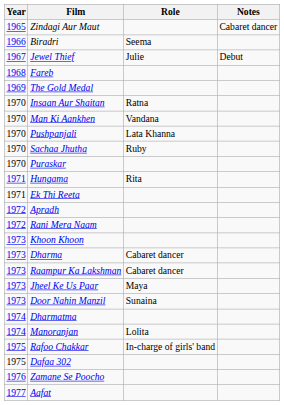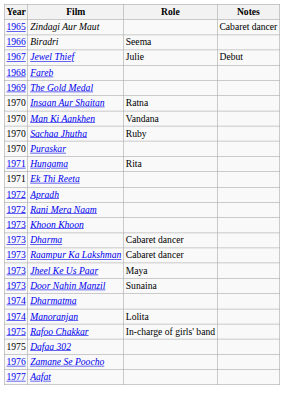- row: (53, 133)
